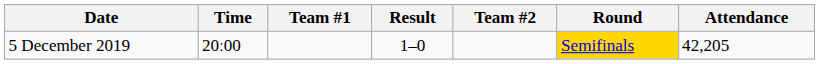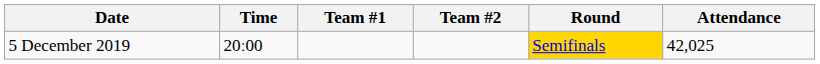- column: (413, 18)
(706, 45) 42,205 -> (690, 45) 42,025
